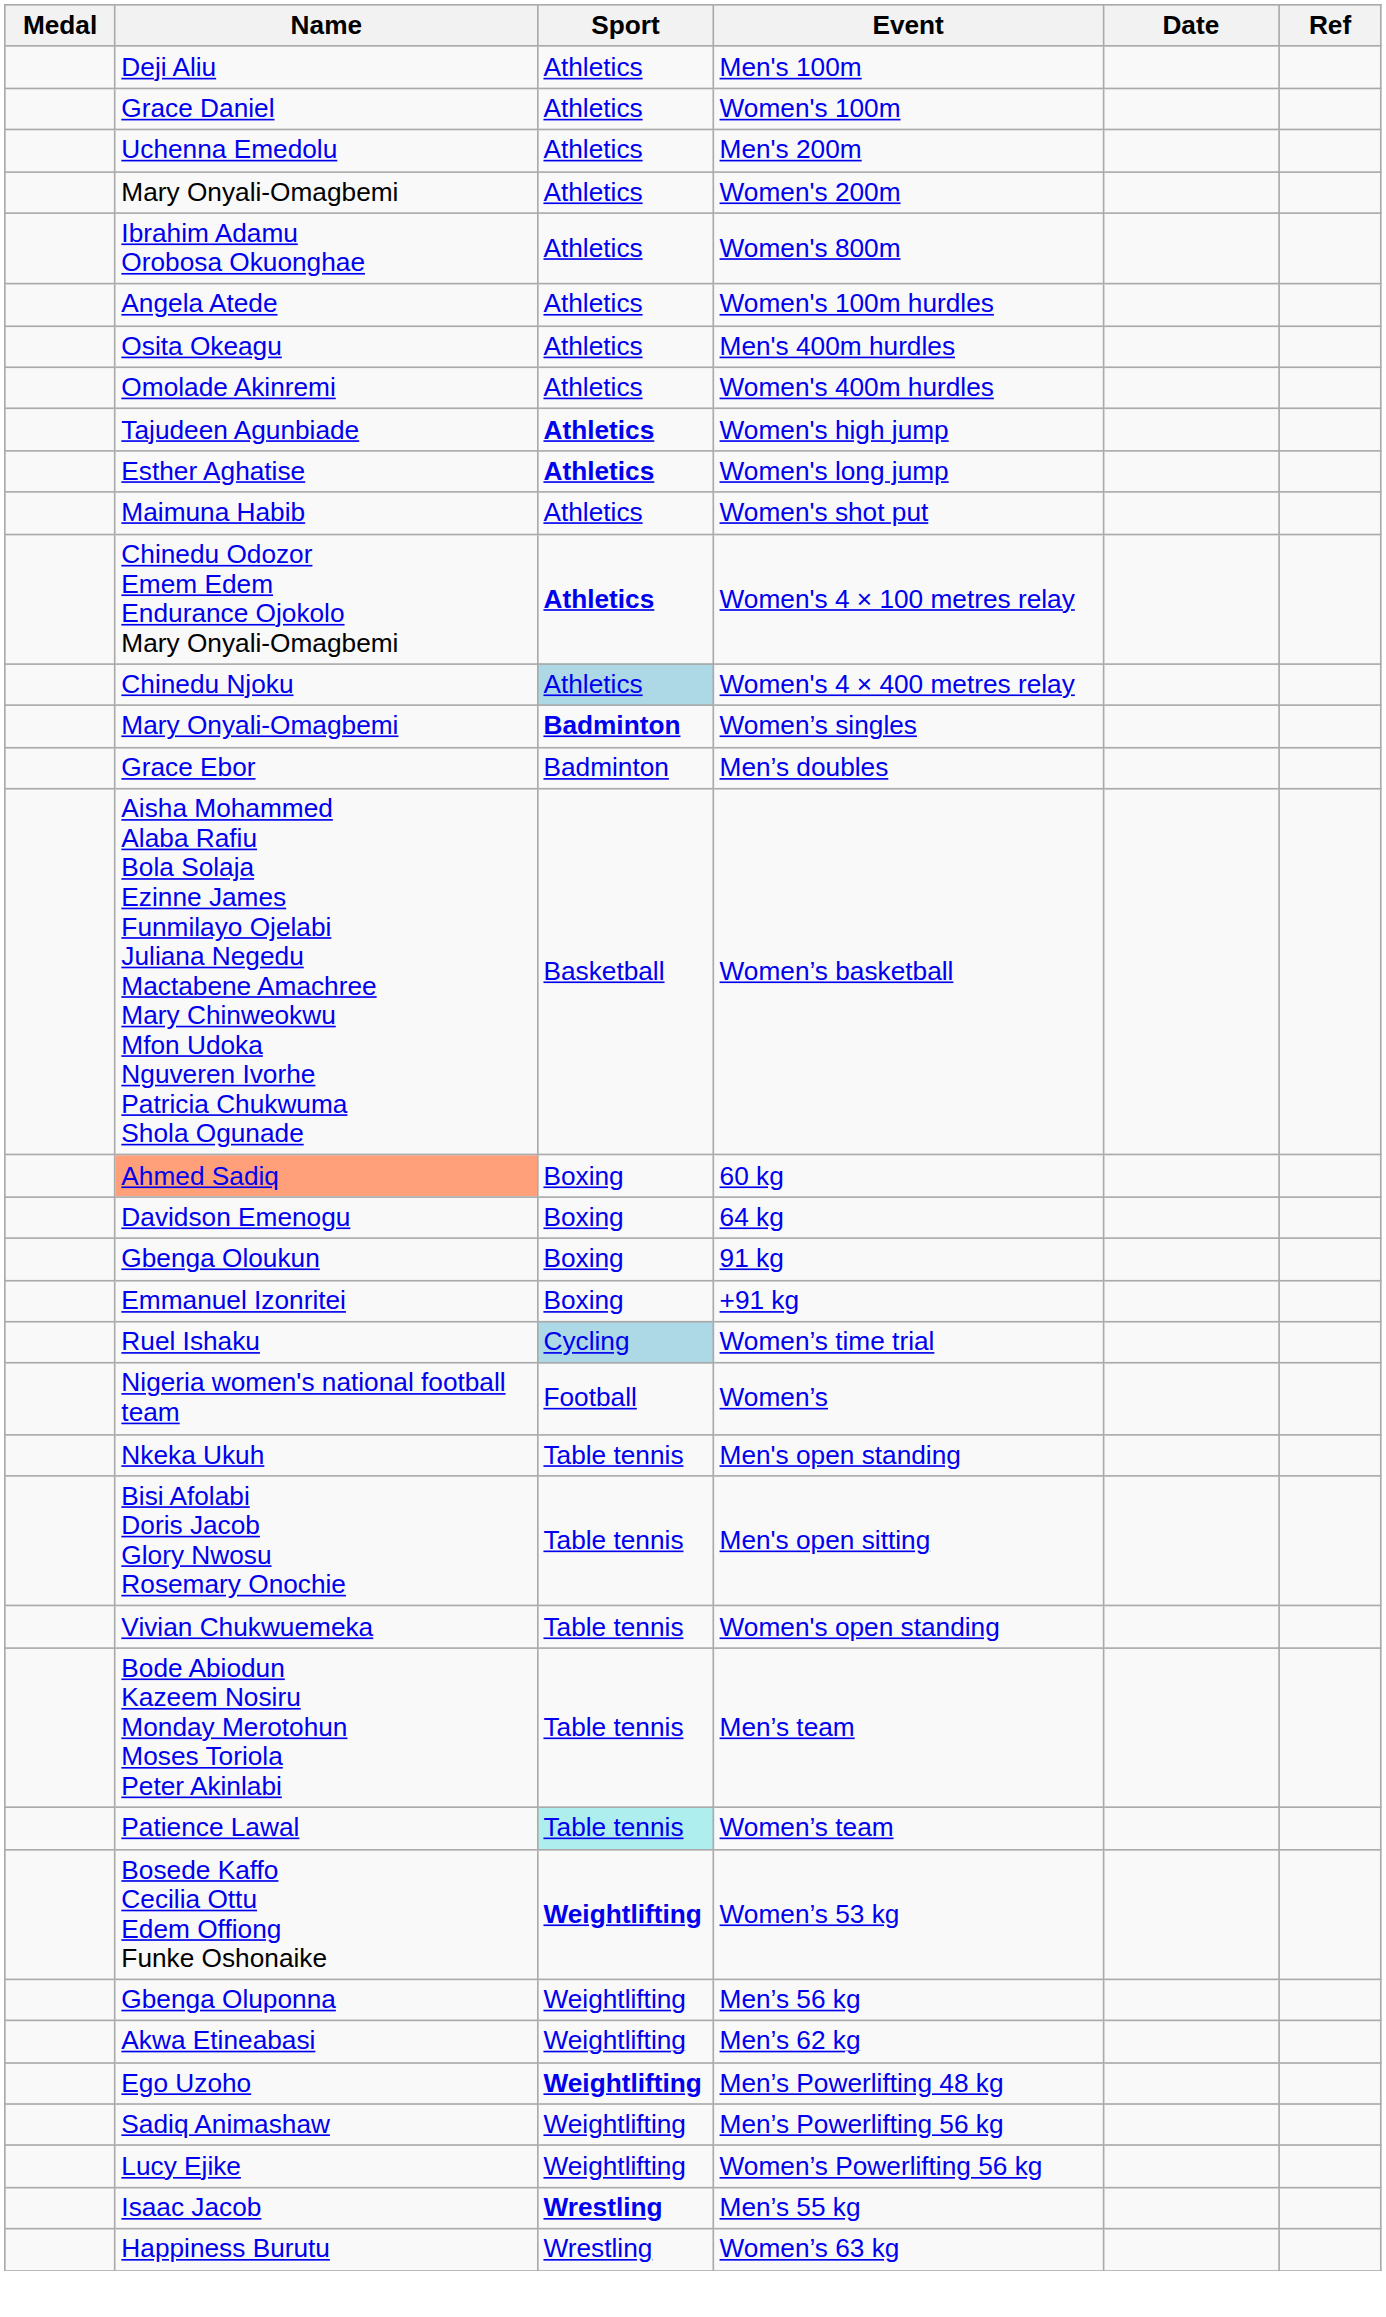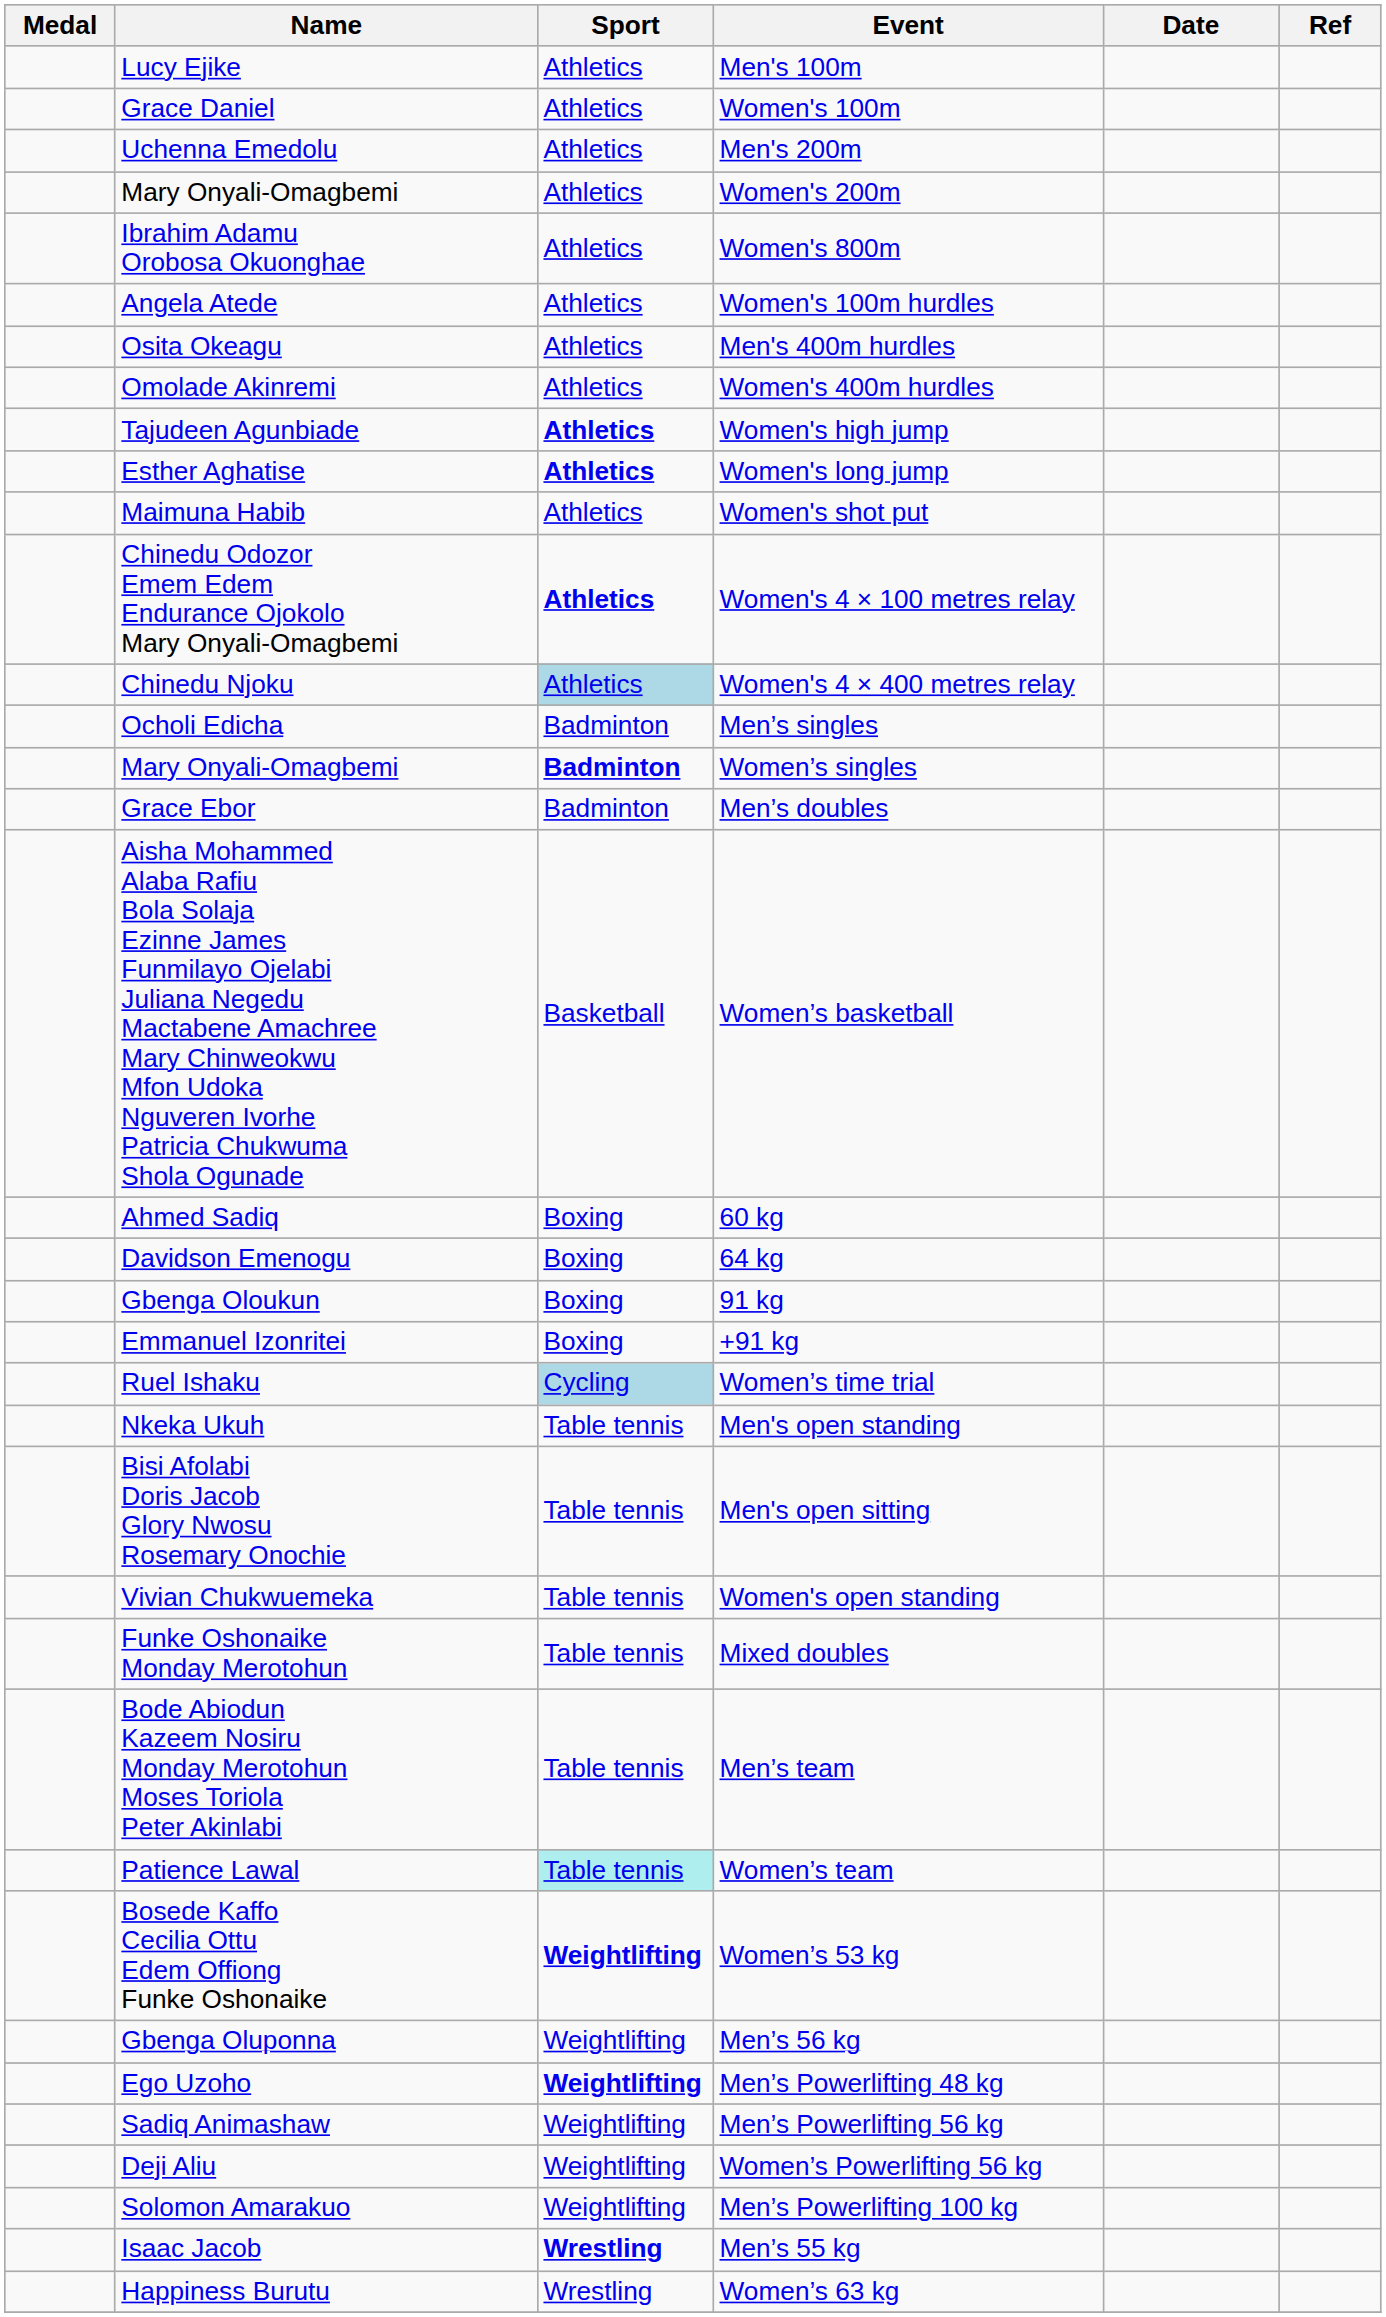(169, 66) Deji Aliu -> (181, 66) Lucy Ejike
+ row: (799, 725)
(200, 1175) lightsalmon background -> (200, 1217) no background
- row: (774, 1398)
+ row: (804, 1653)
- row: (790, 2041)
(181, 2166) Lucy Ejike -> (169, 2166) Deji Aliu
+ row: (869, 2207)
